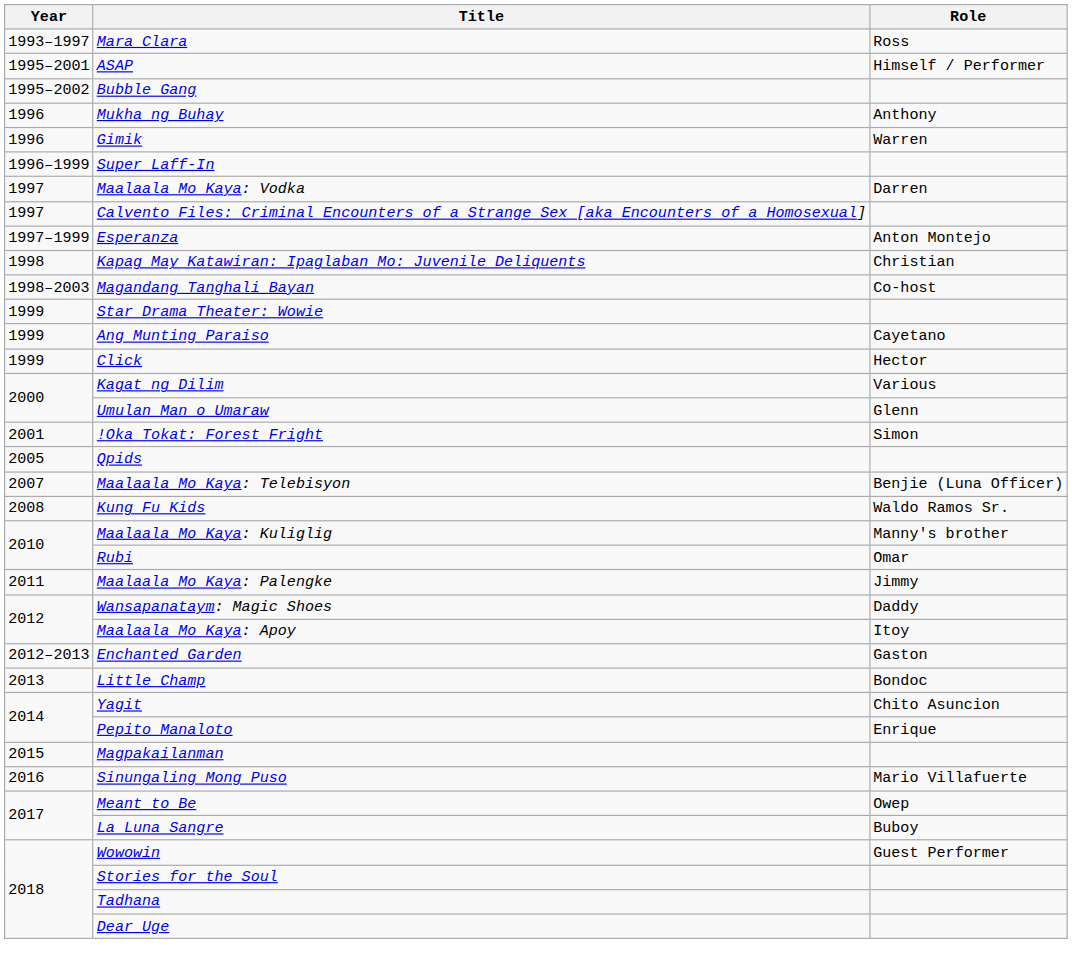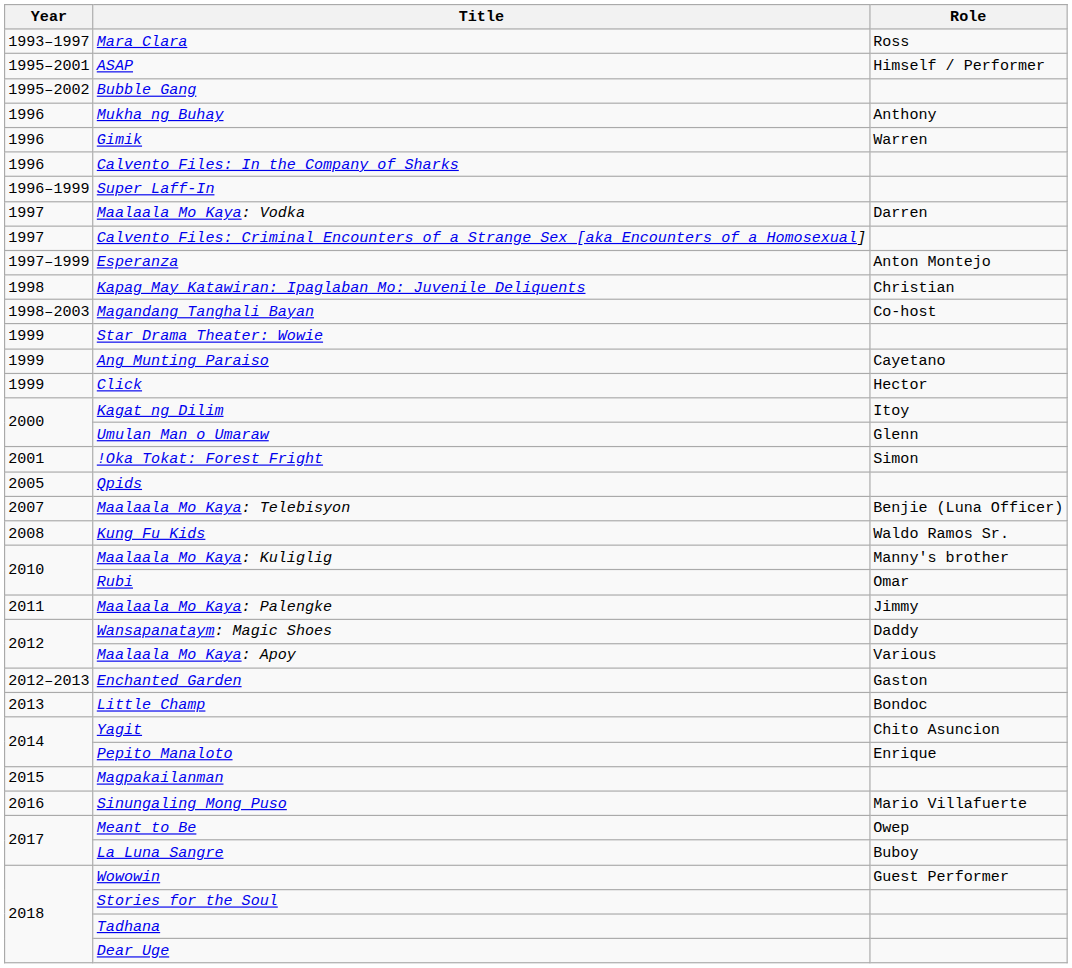+ row: (278, 164)
(905, 386) Various -> (891, 410) Itoy
(891, 631) Itoy -> (905, 656) Various
